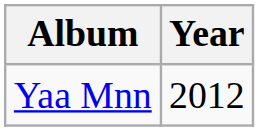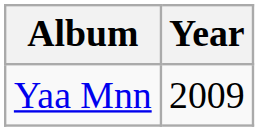(207, 94) 2012 -> (207, 94) 2009
